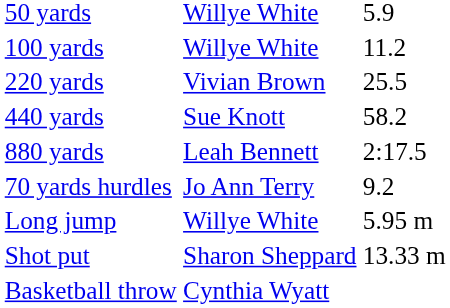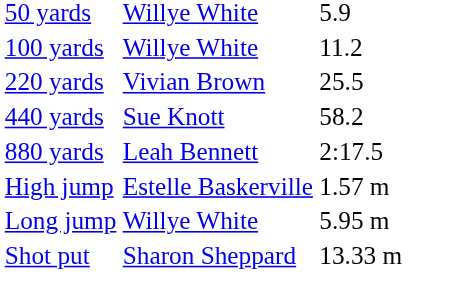- row: (88, 186)
+ row: (59, 186)
- row: (91, 290)
